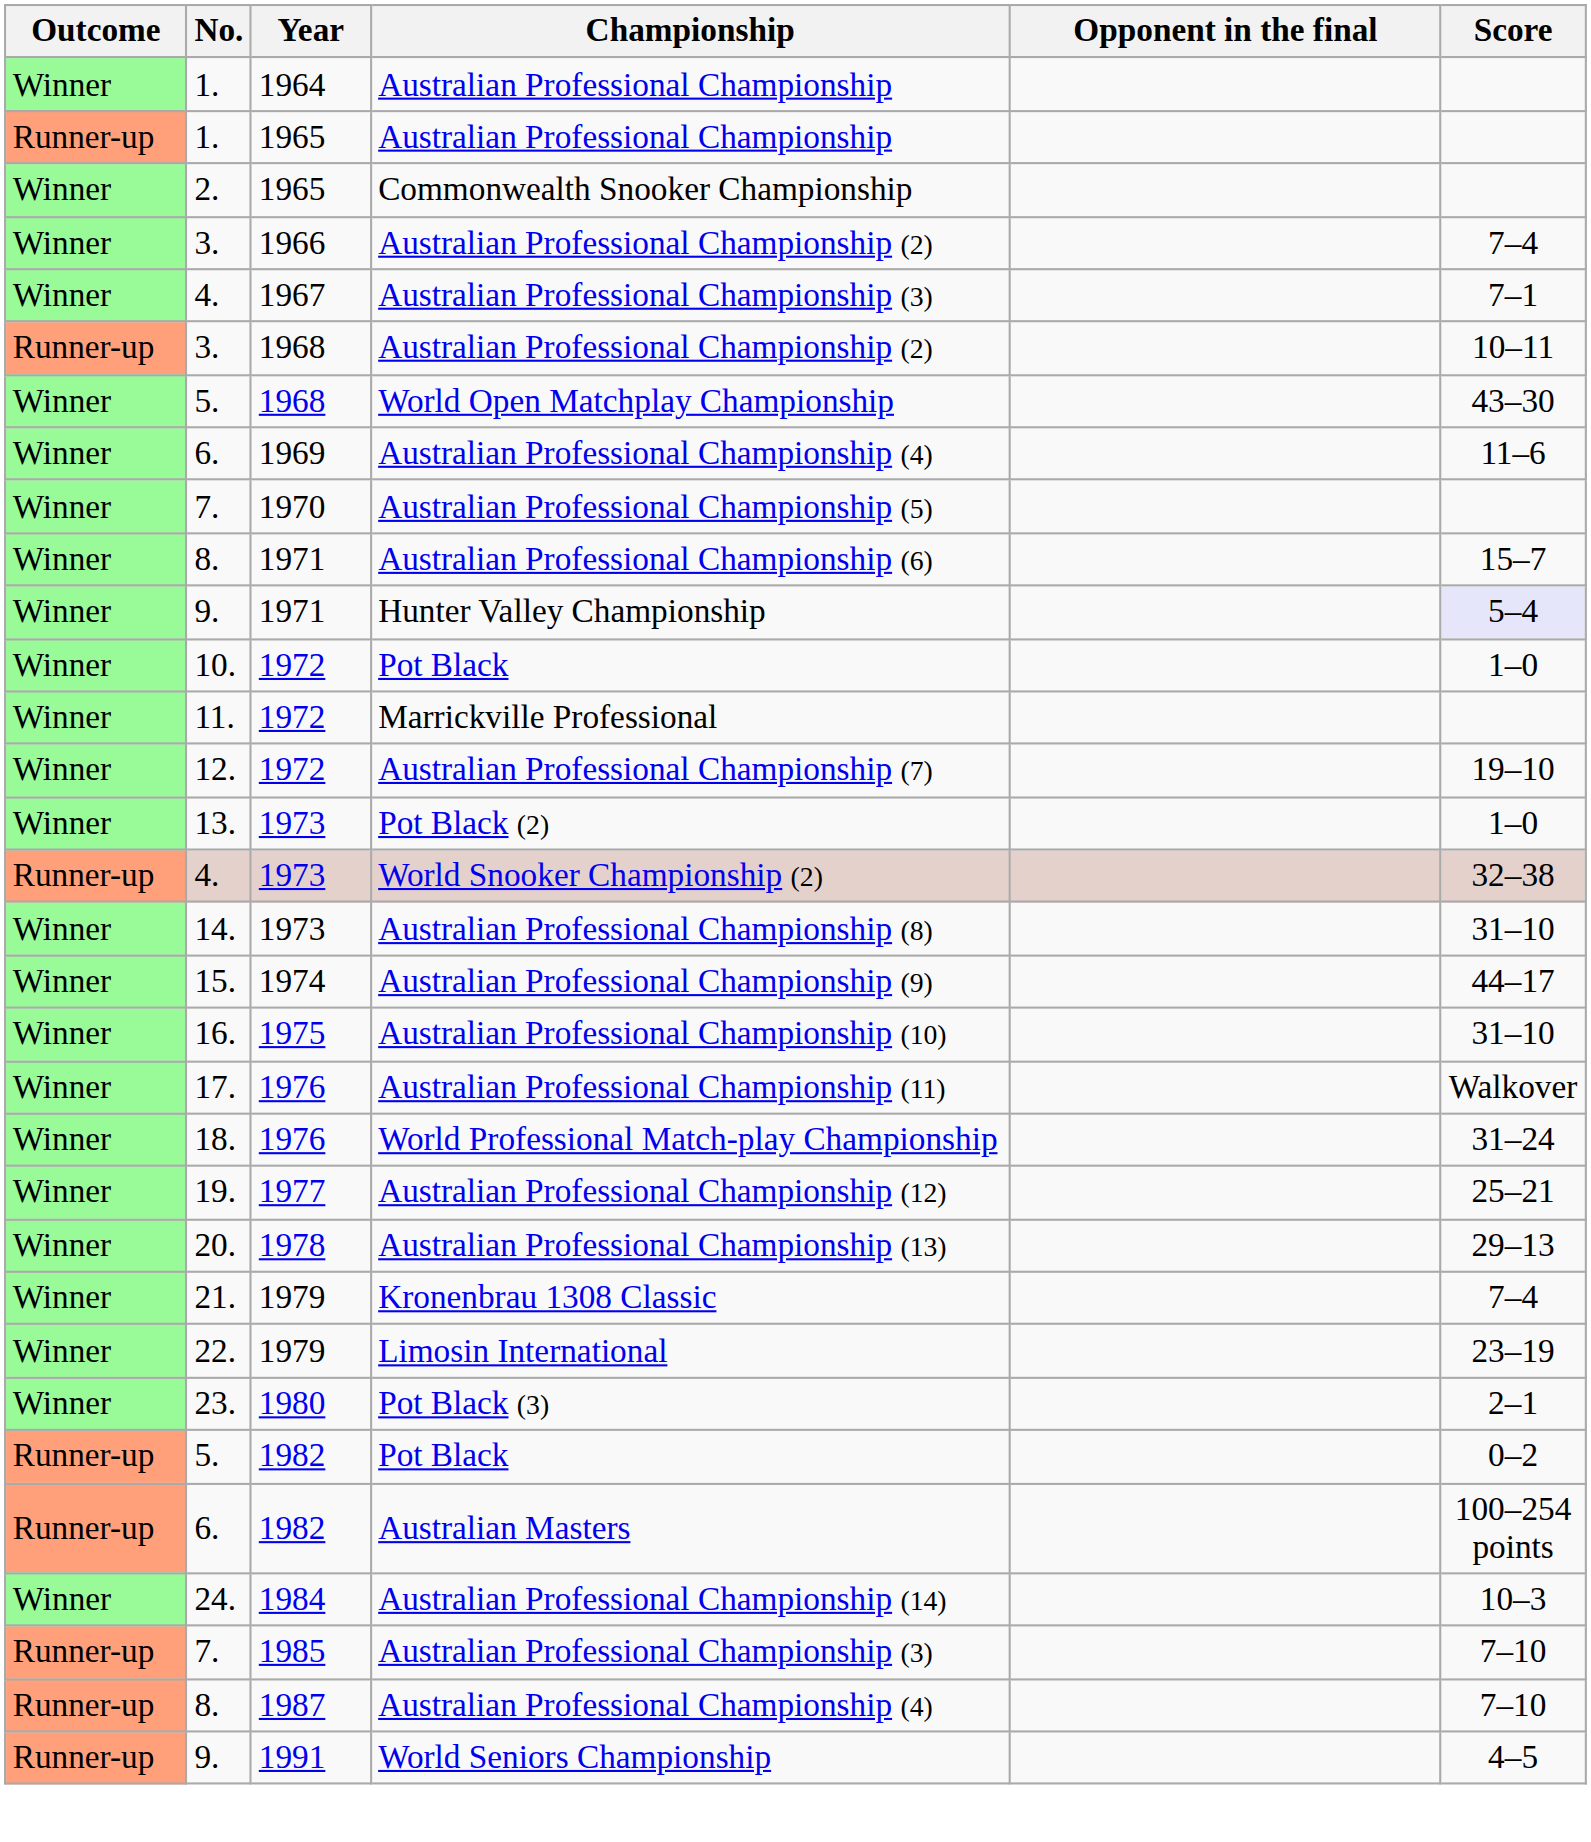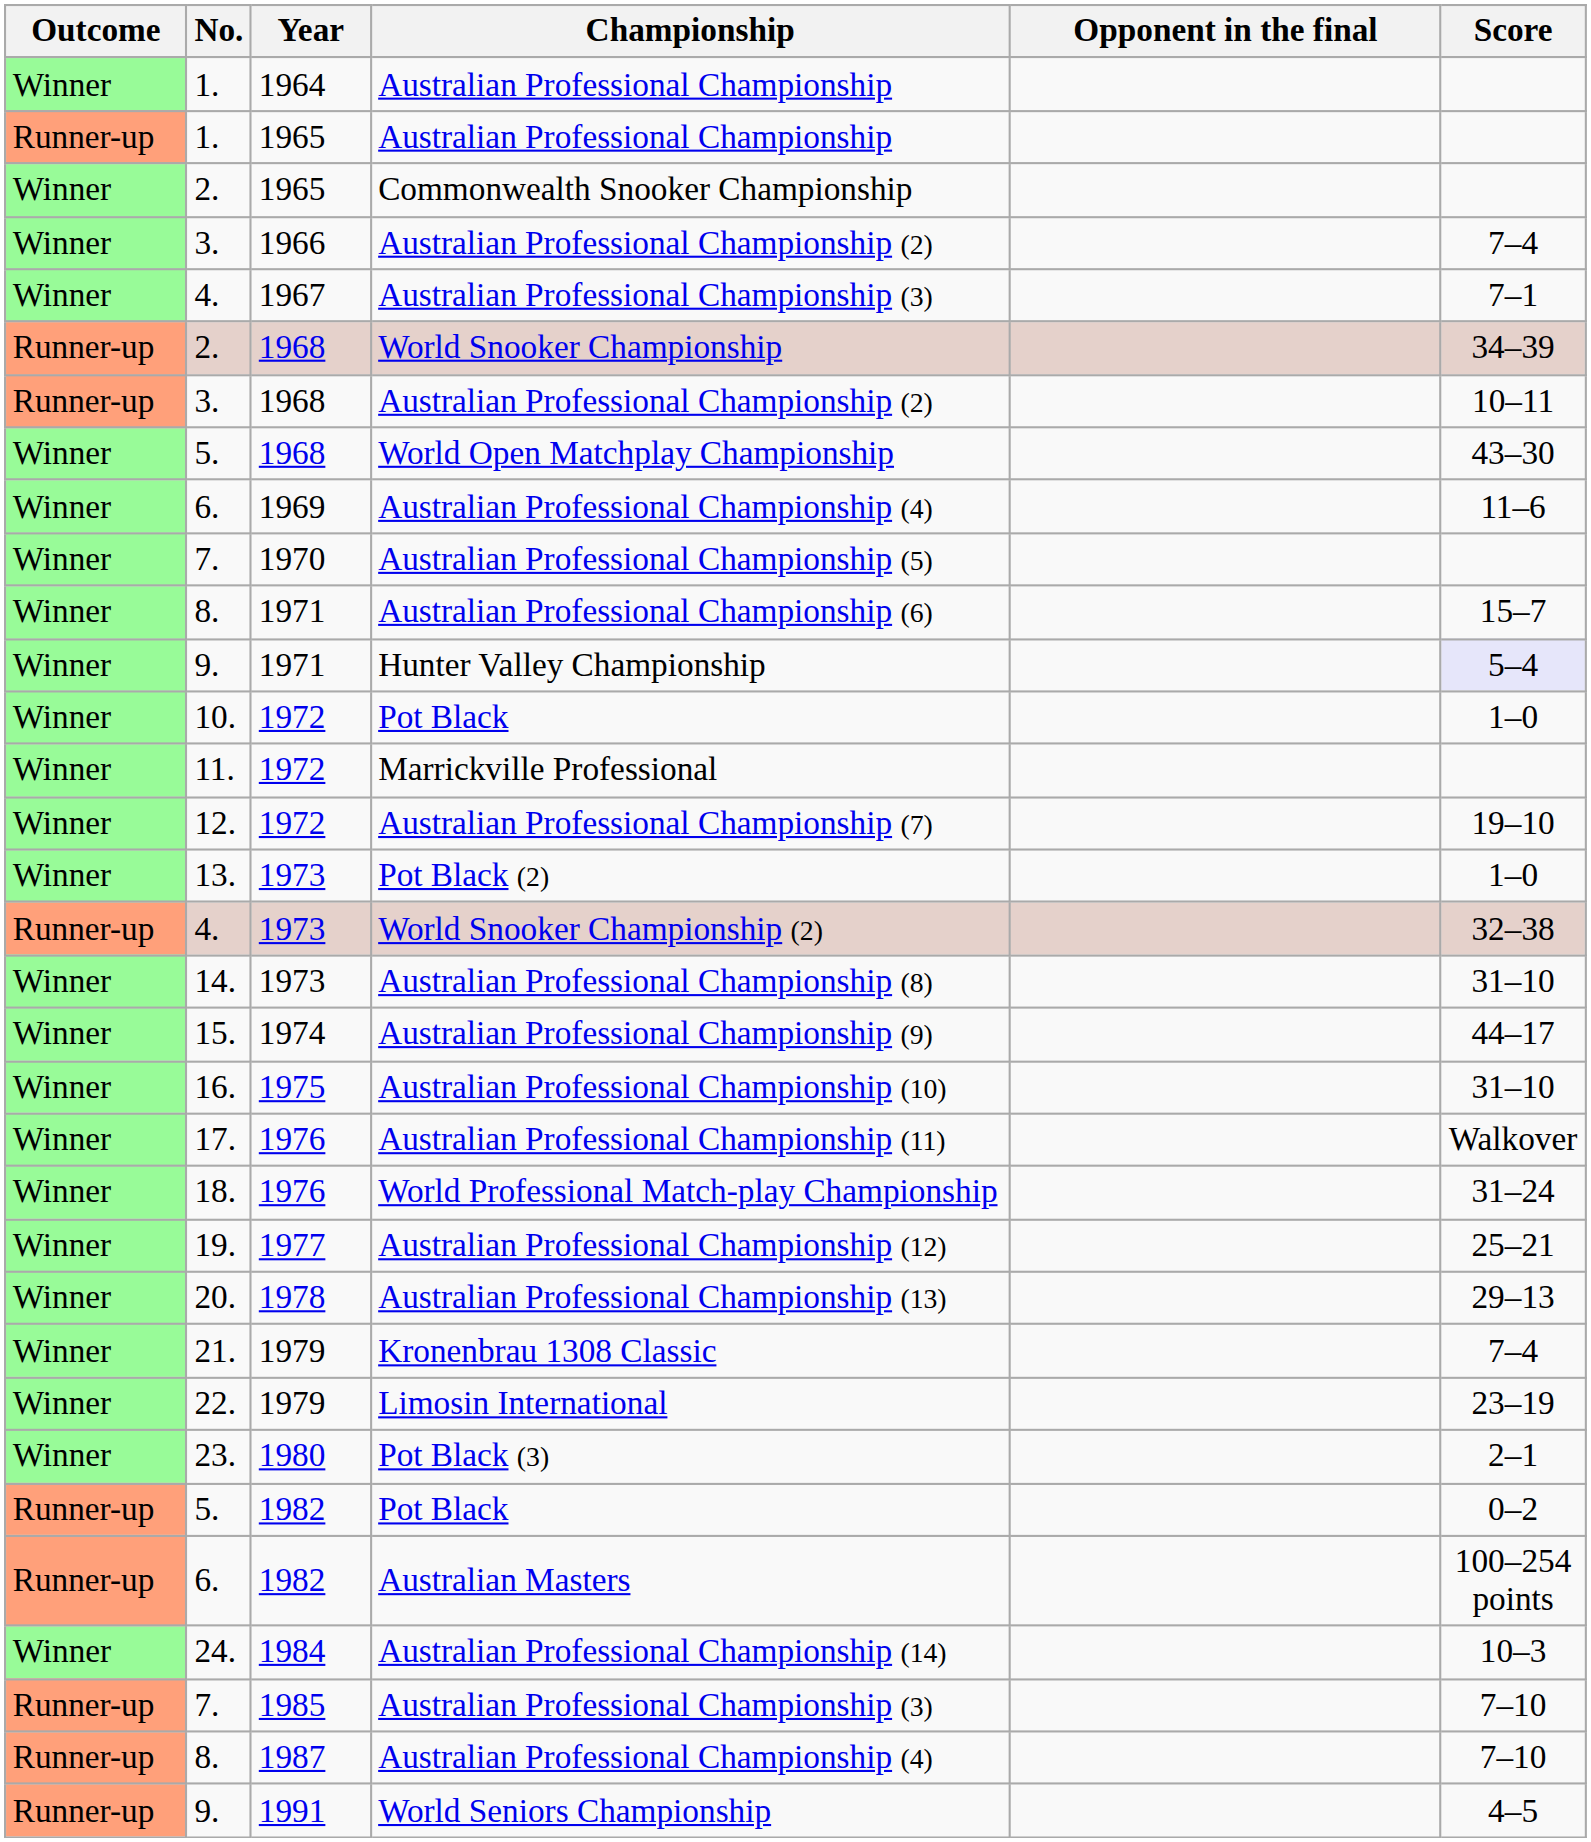+ row: (292, 347)
